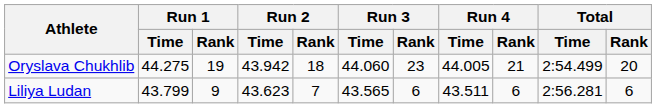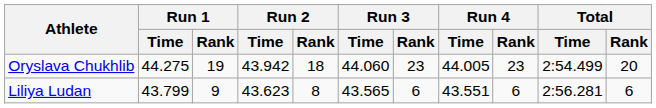(516, 66) 21 -> (516, 66) 23
(316, 91) 7 -> (316, 91) 8
(466, 91) 43.511 -> (466, 91) 43.551
